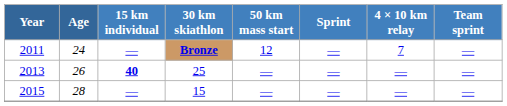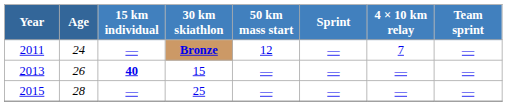(199, 70) 25 -> (199, 70) 15
(199, 91) 15 -> (199, 91) 25
